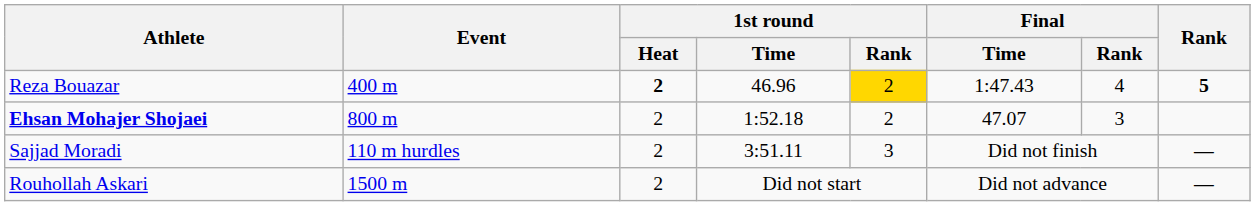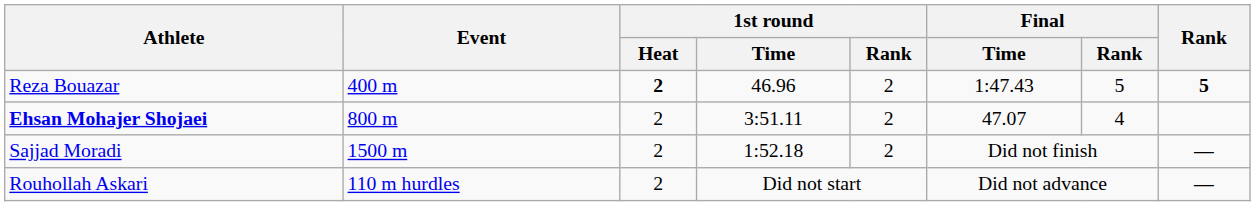(889, 86) gold background -> (889, 86) no background
(1119, 86) 4 -> (1119, 86) 5
(773, 118) 1:52.18 -> (773, 118) 3:51.11
(1119, 118) 3 -> (1119, 118) 4
(404, 151) 110 m hurdles -> (377, 151) 1500 m
(773, 151) 3:51.11 -> (773, 151) 1:52.18
(889, 151) 3 -> (889, 151) 2
(377, 183) 1500 m -> (404, 183) 110 m hurdles
